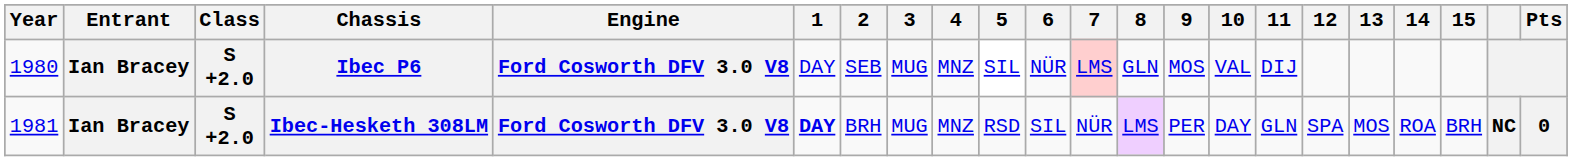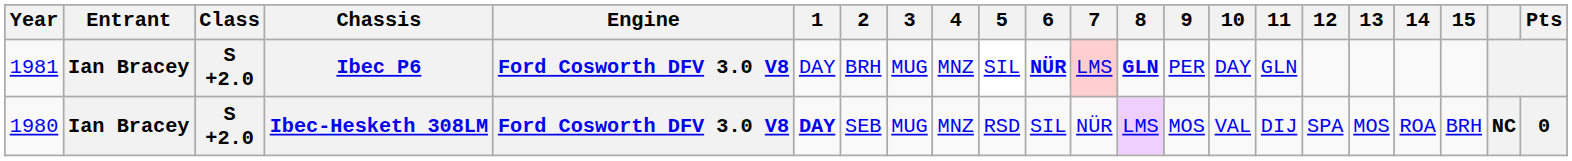(34, 68) 1980 -> (34, 68) 1981
(863, 68) SEB -> (863, 68) BRH
(1048, 68) normal -> (1048, 68) bold
(1140, 68) normal -> (1140, 68) bold
(1187, 68) MOS -> (1187, 68) PER
(1233, 68) VAL -> (1233, 68) DAY
(1279, 68) DIJ -> (1279, 68) GLN
(34, 126) 1981 -> (34, 126) 1980
(863, 126) BRH -> (863, 126) SEB
(1187, 126) PER -> (1187, 126) MOS
(1233, 126) DAY -> (1233, 126) VAL
(1279, 126) GLN -> (1279, 126) DIJ
